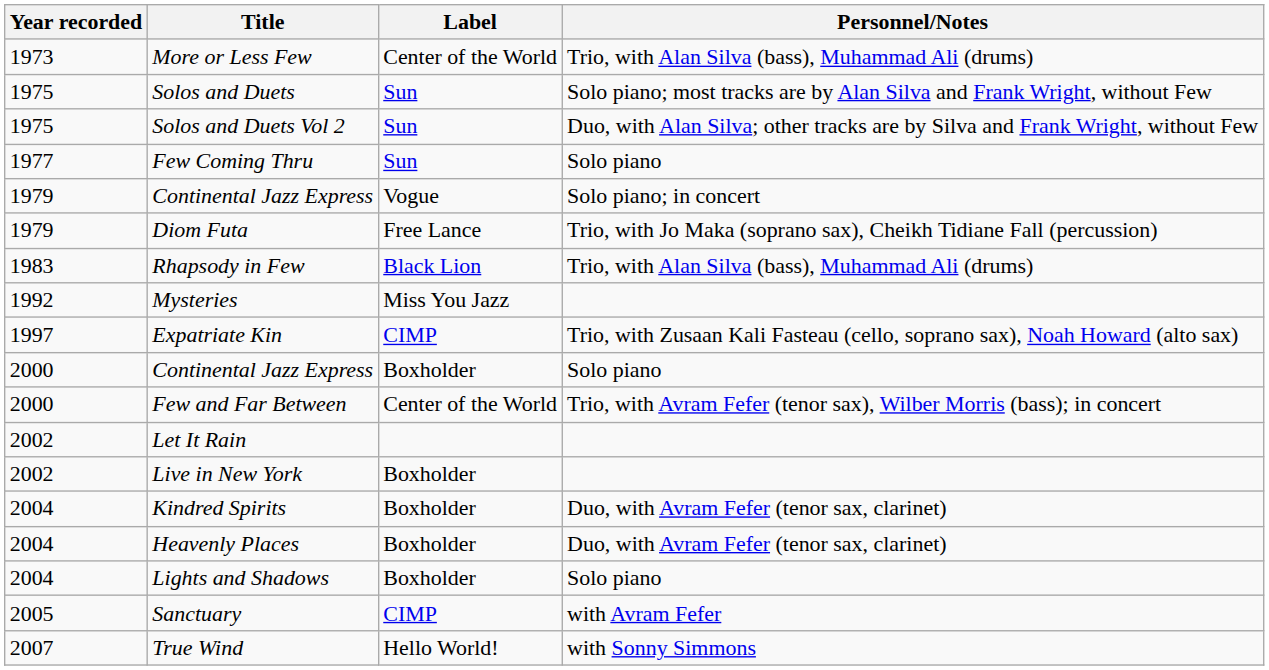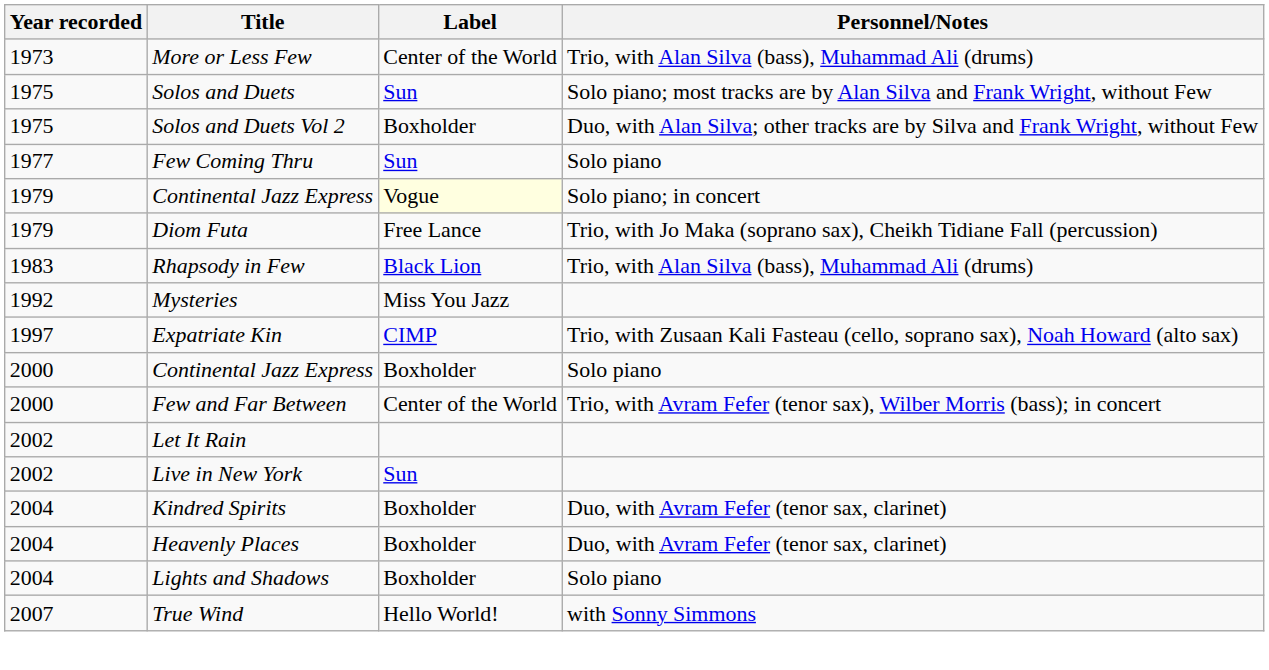(400, 126) Sun -> (430, 126) Boxholder
(411, 195) no background -> (411, 195) lightyellow background
(430, 473) Boxholder -> (400, 473) Sun
- row: (32, 612)
